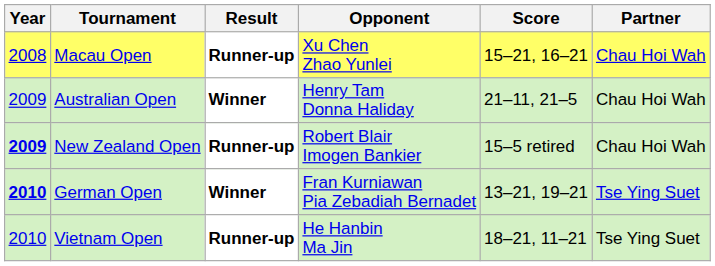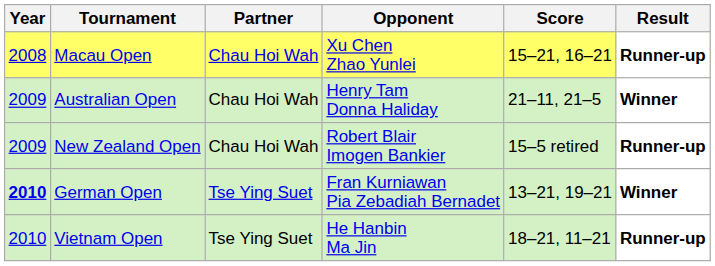columns swapped: (651, 18) <-> (252, 18)
(27, 146) bold -> (27, 146) normal
